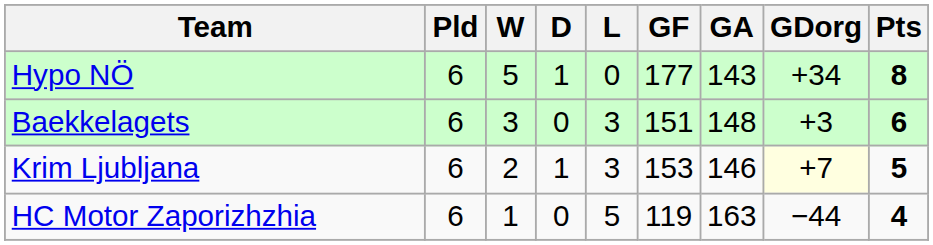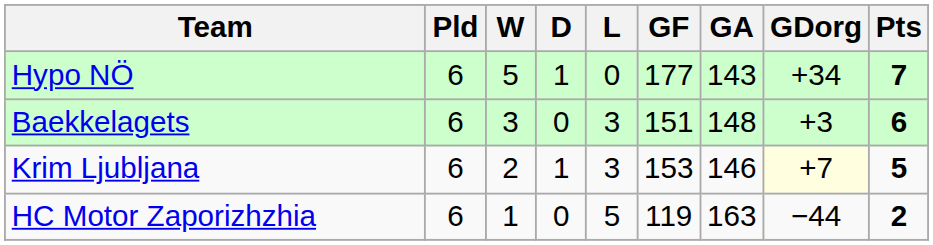(899, 74) 8 -> (899, 74) 7
(899, 215) 4 -> (899, 215) 2
